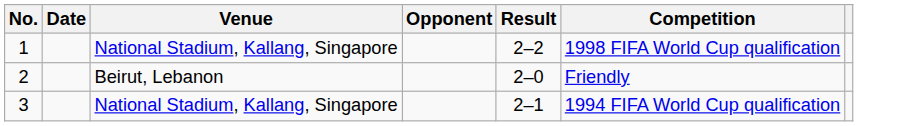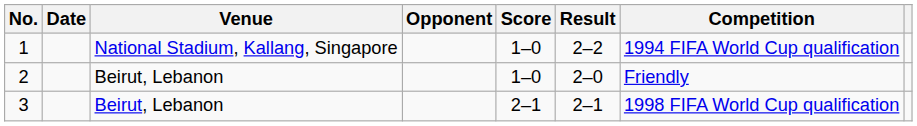+ column: (526, 18)
(703, 47) 1998 FIFA World Cup qualification -> (762, 47) 1994 FIFA World Cup qualification
(246, 105) National Stadium, Kallang, Singapore -> (159, 105) Beirut, Lebanon
(703, 105) 1994 FIFA World Cup qualification -> (762, 105) 1998 FIFA World Cup qualification
